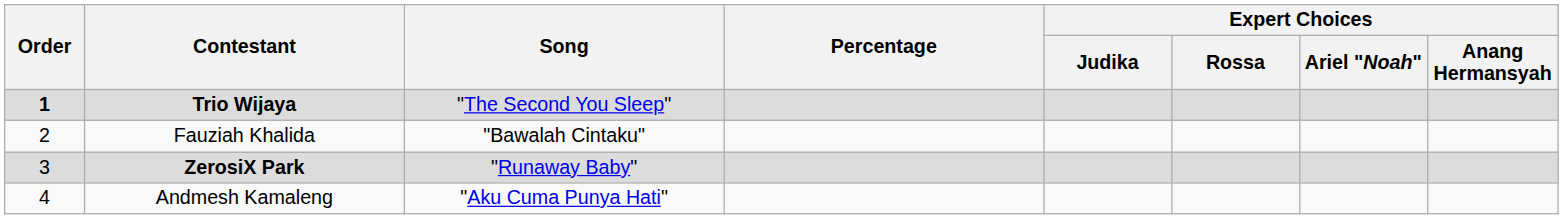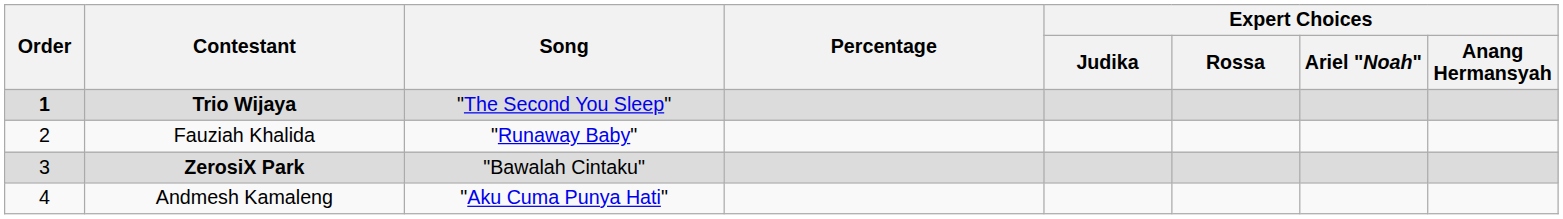(564, 135) "Bawalah Cintaku" -> (564, 135) "Runaway Baby"
(564, 167) "Runaway Baby" -> (564, 167) "Bawalah Cintaku"
